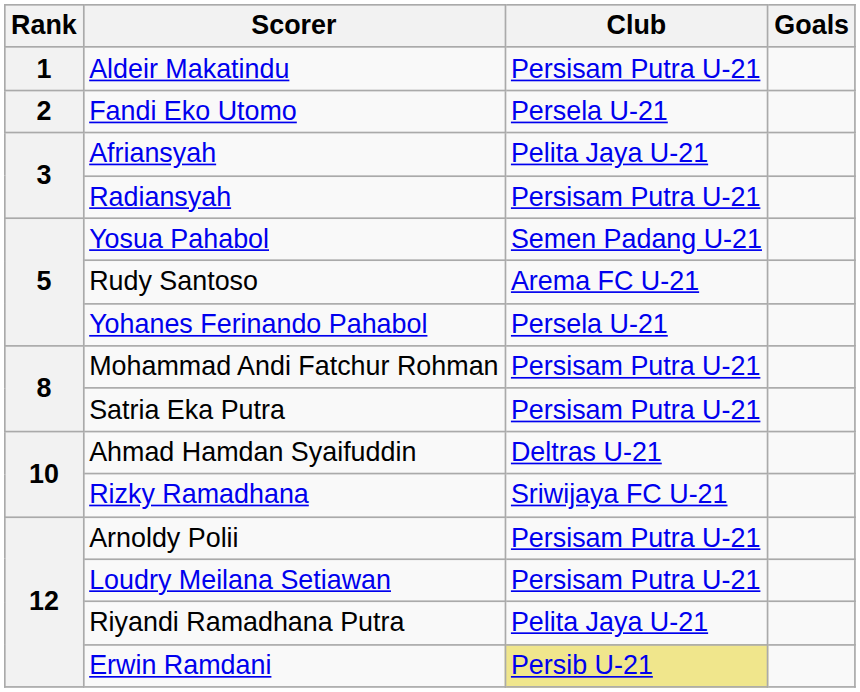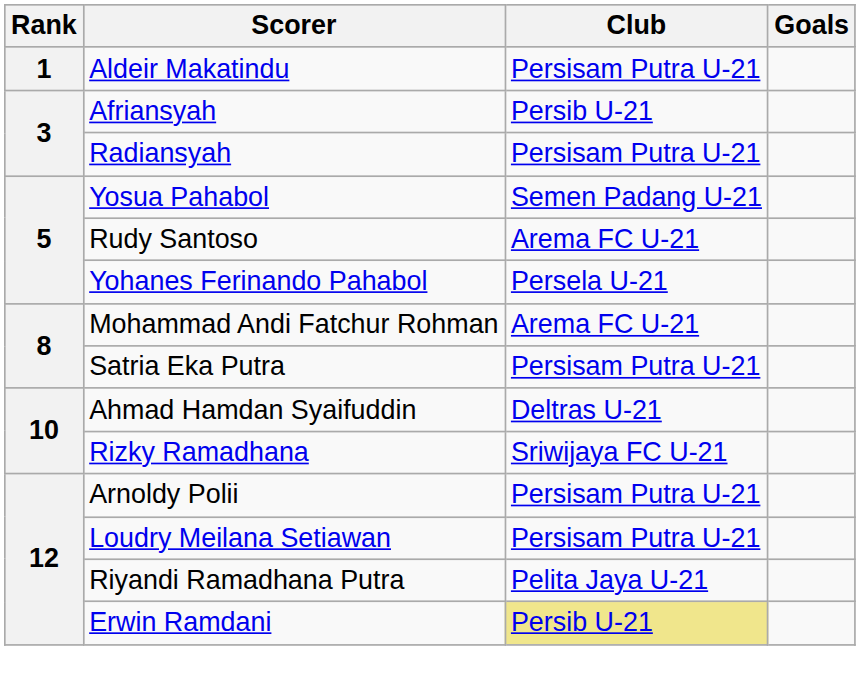- row: (193, 111)
(610, 153) Pelita Jaya U-21 -> (582, 111) Persib U-21
(636, 366) Persisam Putra U-21 -> (605, 324) Arema FC U-21
